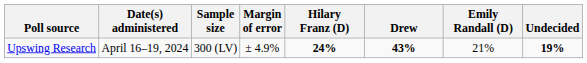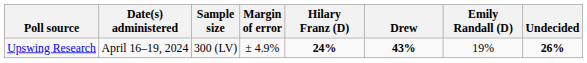(483, 48) 21% -> (483, 48) 19%
(552, 48) 19% -> (552, 48) 26%
